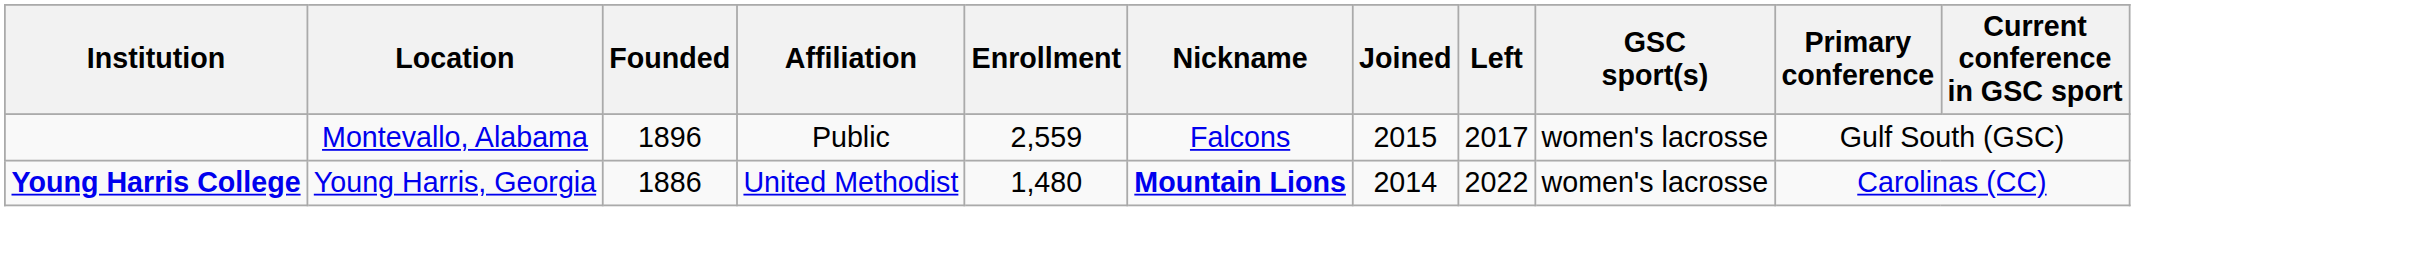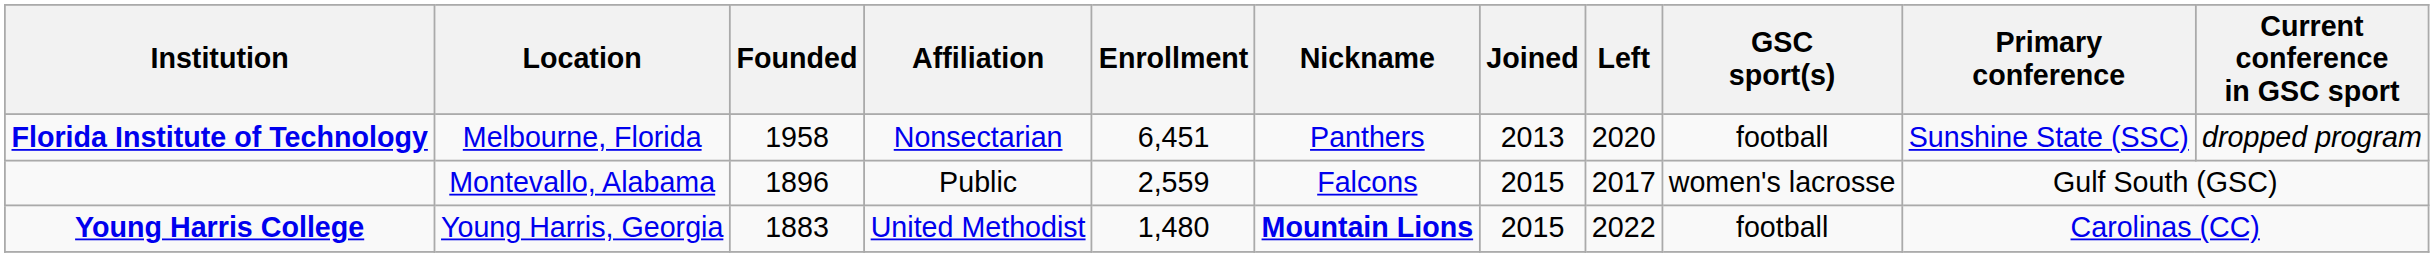+ row: (220, 137)
(670, 182) 1886 -> (797, 227) 1883
(1405, 182) 2014 -> (1532, 227) 2015
(1655, 182) women's lacrosse -> (1782, 227) football
